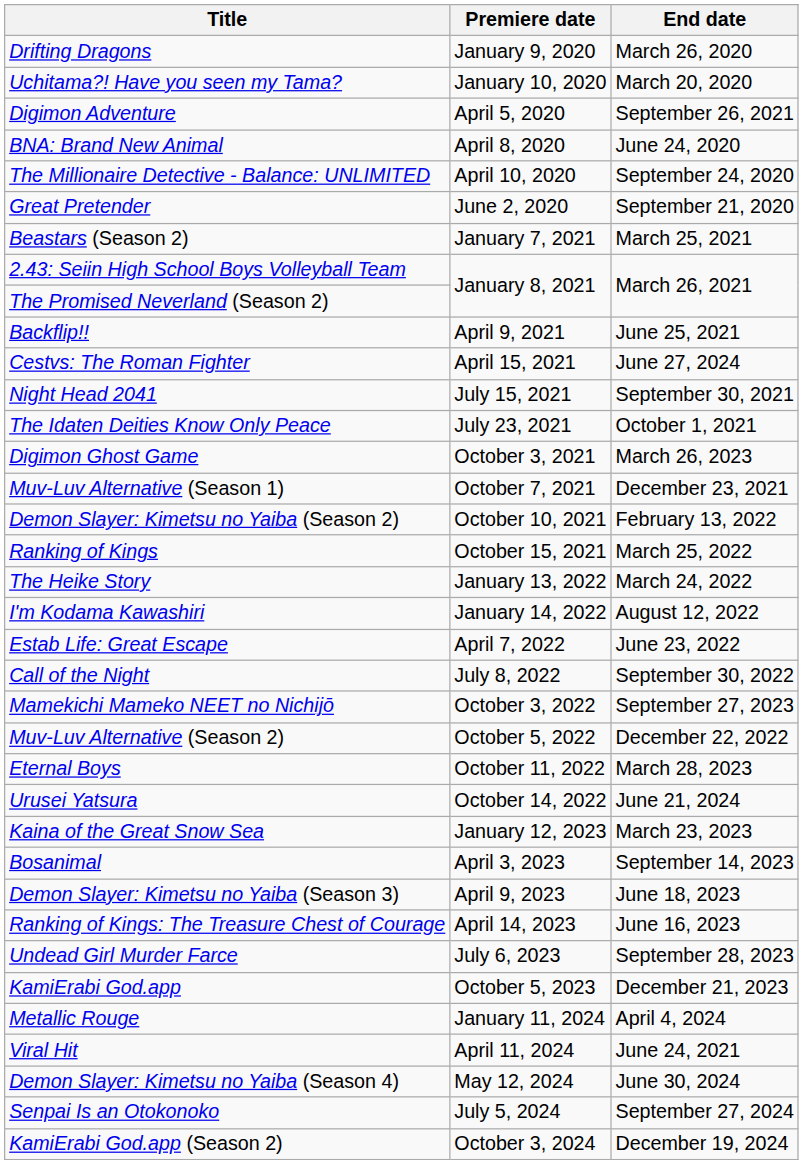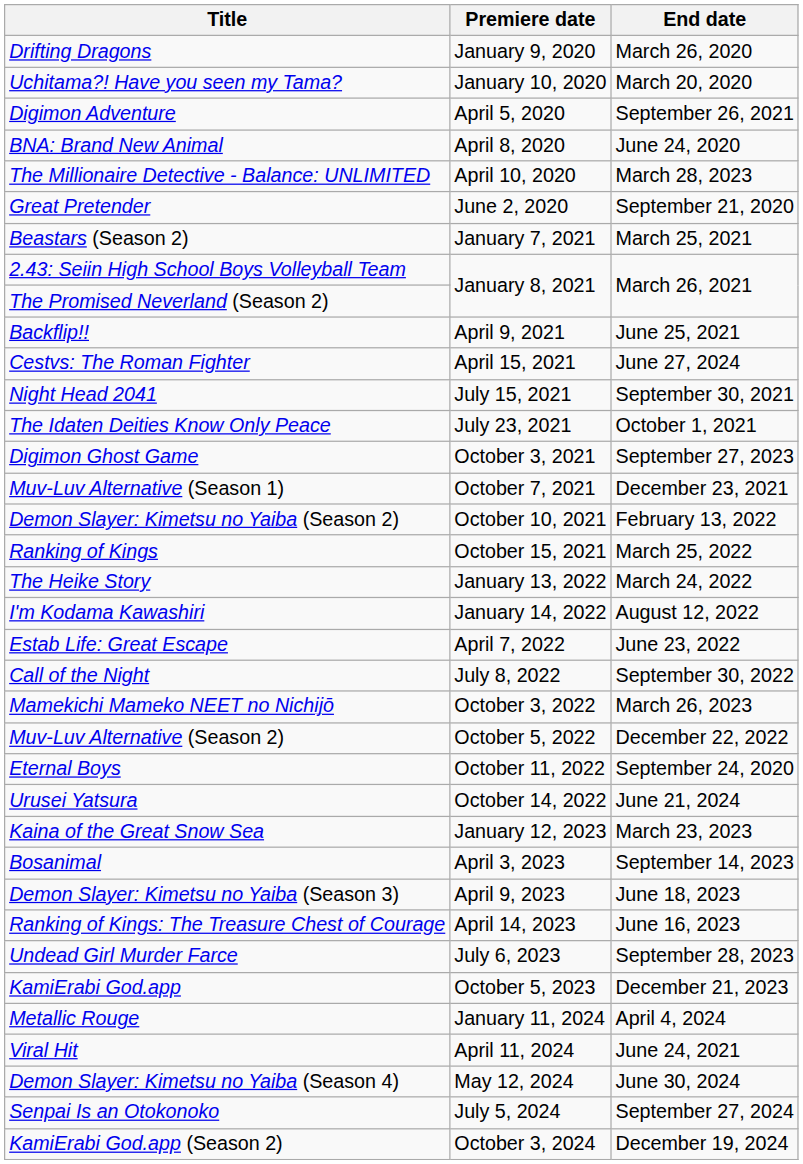(705, 176) September 24, 2020 -> (684, 176) March 28, 2023
(684, 457) March 26, 2023 -> (705, 457) September 27, 2023
(705, 706) September 27, 2023 -> (684, 706) March 26, 2023
(684, 769) March 28, 2023 -> (705, 769) September 24, 2020
